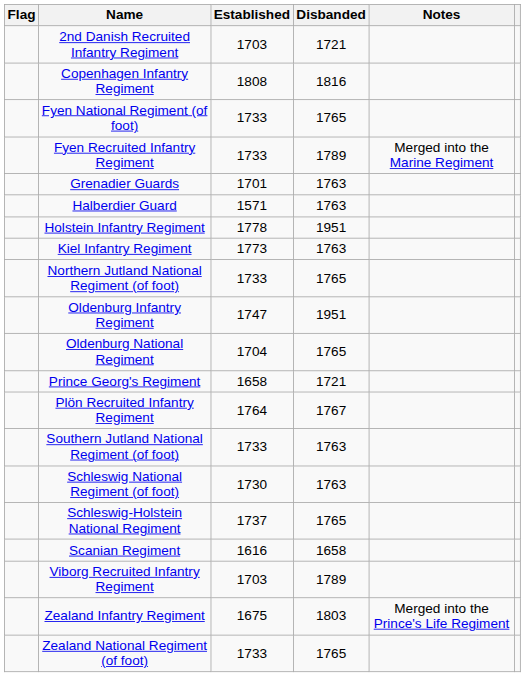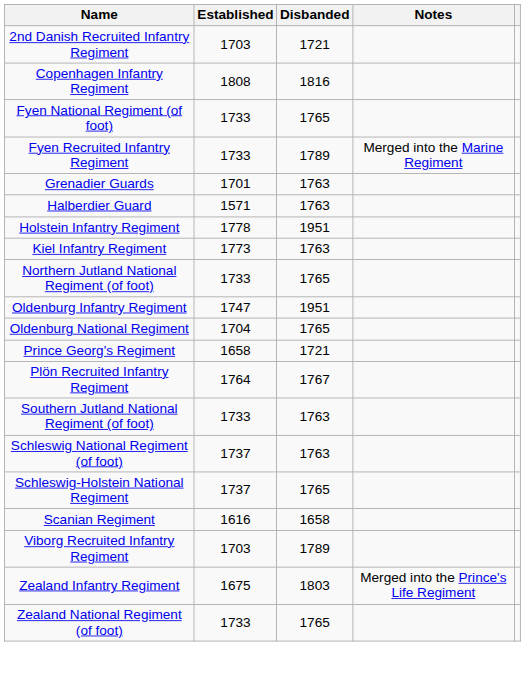- column: (22, 15)
(252, 484) 1730 -> (235, 453) 1737
